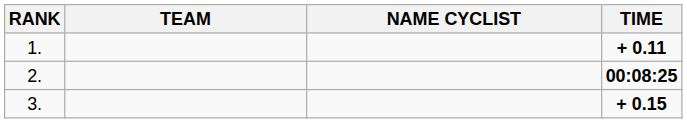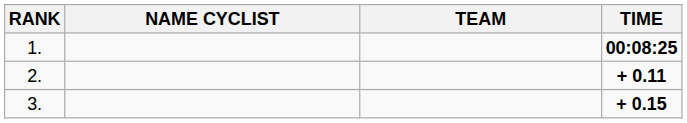columns swapped: (454, 19) <-> (185, 19)
(642, 47) + 0.11 -> (642, 47) 00:08:25
(642, 76) 00:08:25 -> (642, 76) + 0.11
